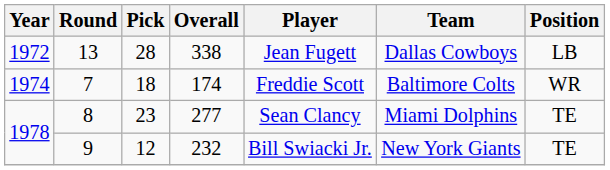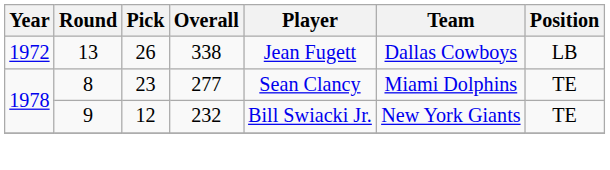(145, 52) 28 -> (145, 52) 26
- row: (88, 84)
